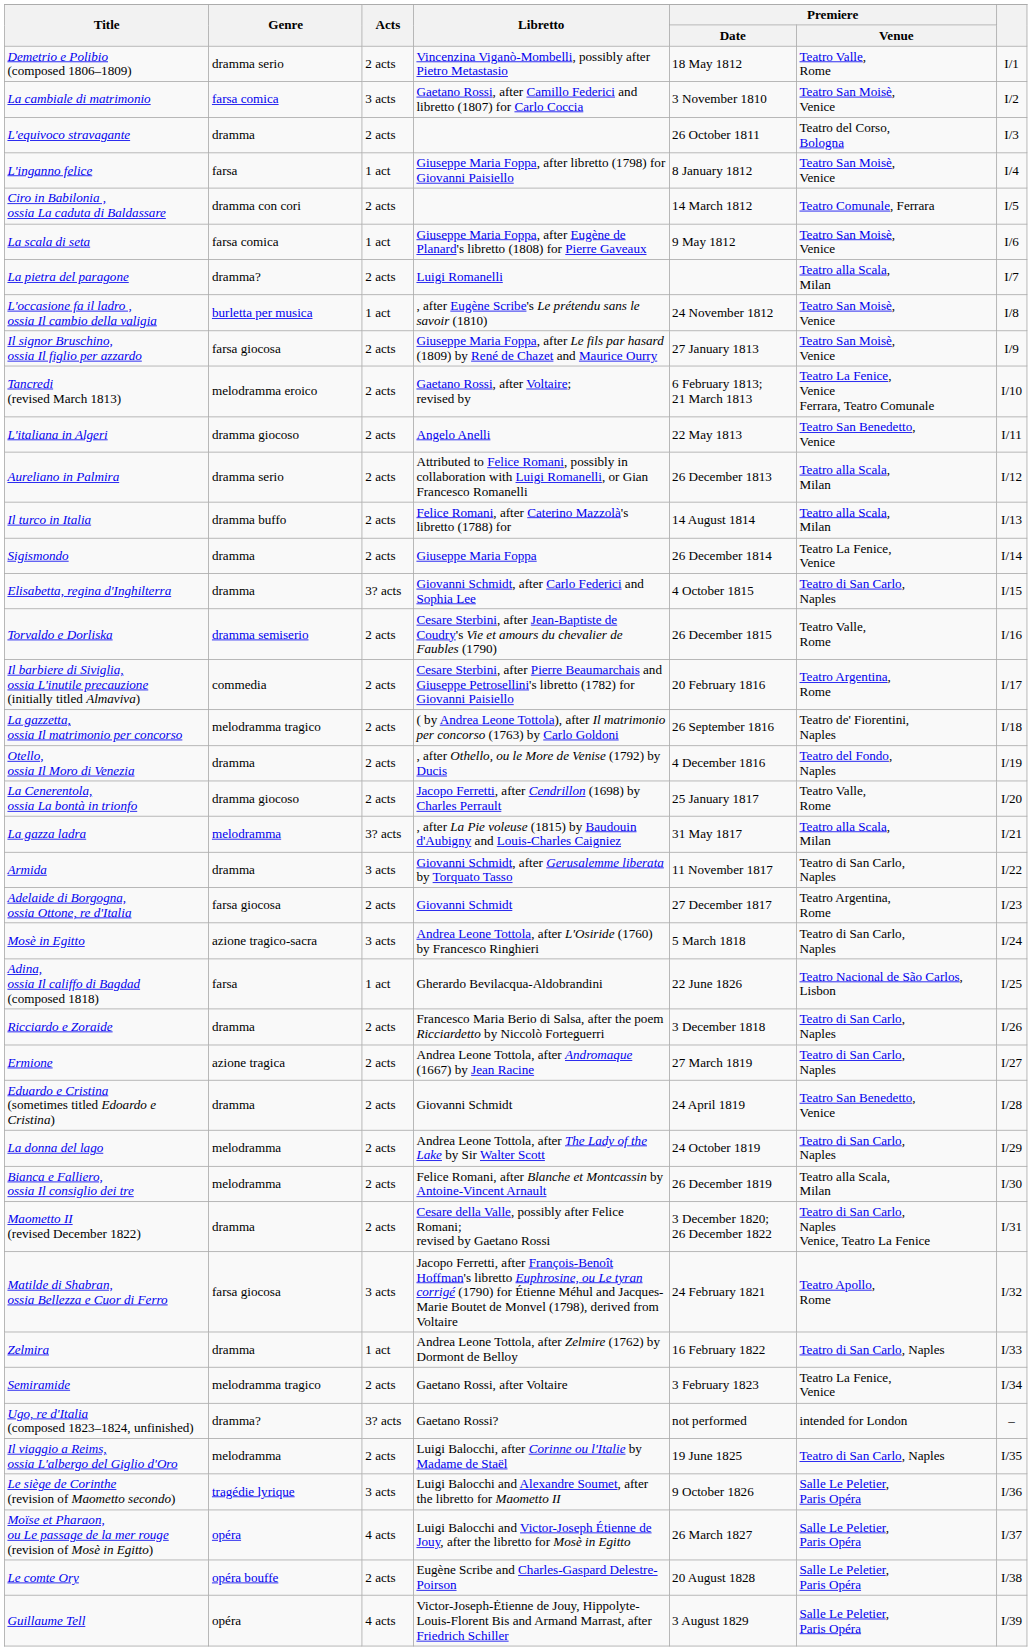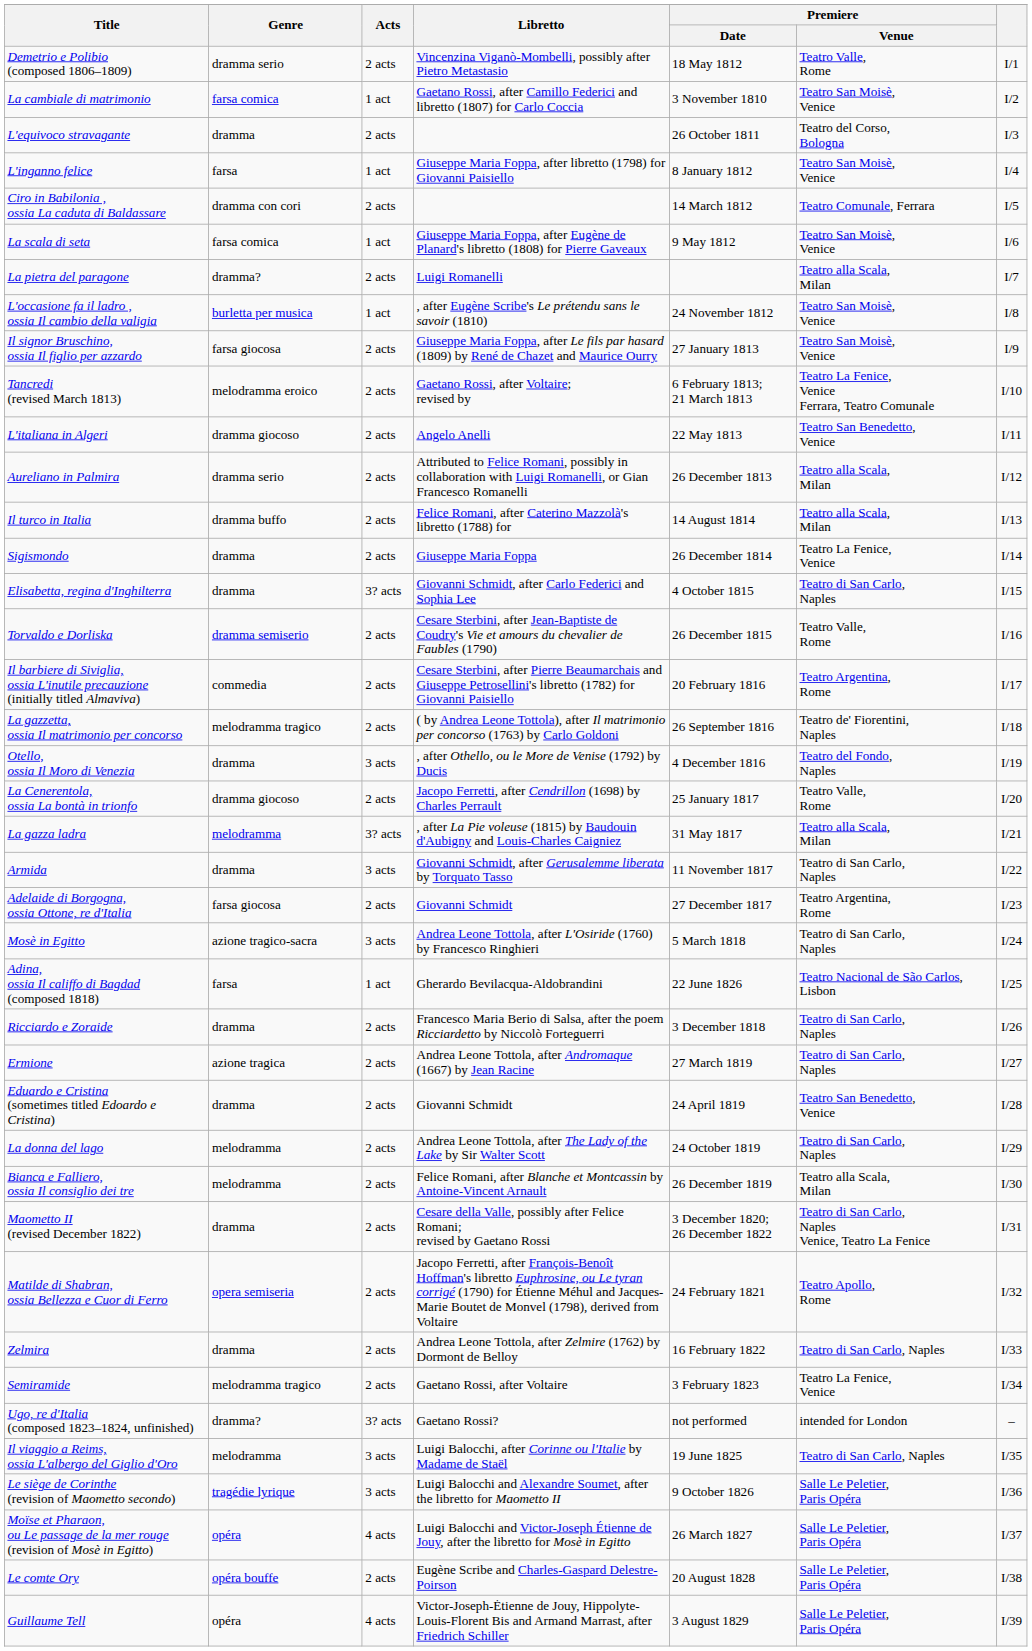(380, 99) 3 acts -> (378, 99) 1 act
(380, 763) 2 acts -> (380, 763) 3 acts
(246, 1291) farsa giocosa -> (253, 1291) opera semiseria
(380, 1291) 3 acts -> (380, 1291) 2 acts
(378, 1349) 1 act -> (380, 1349) 2 acts
(380, 1456) 2 acts -> (380, 1456) 3 acts
